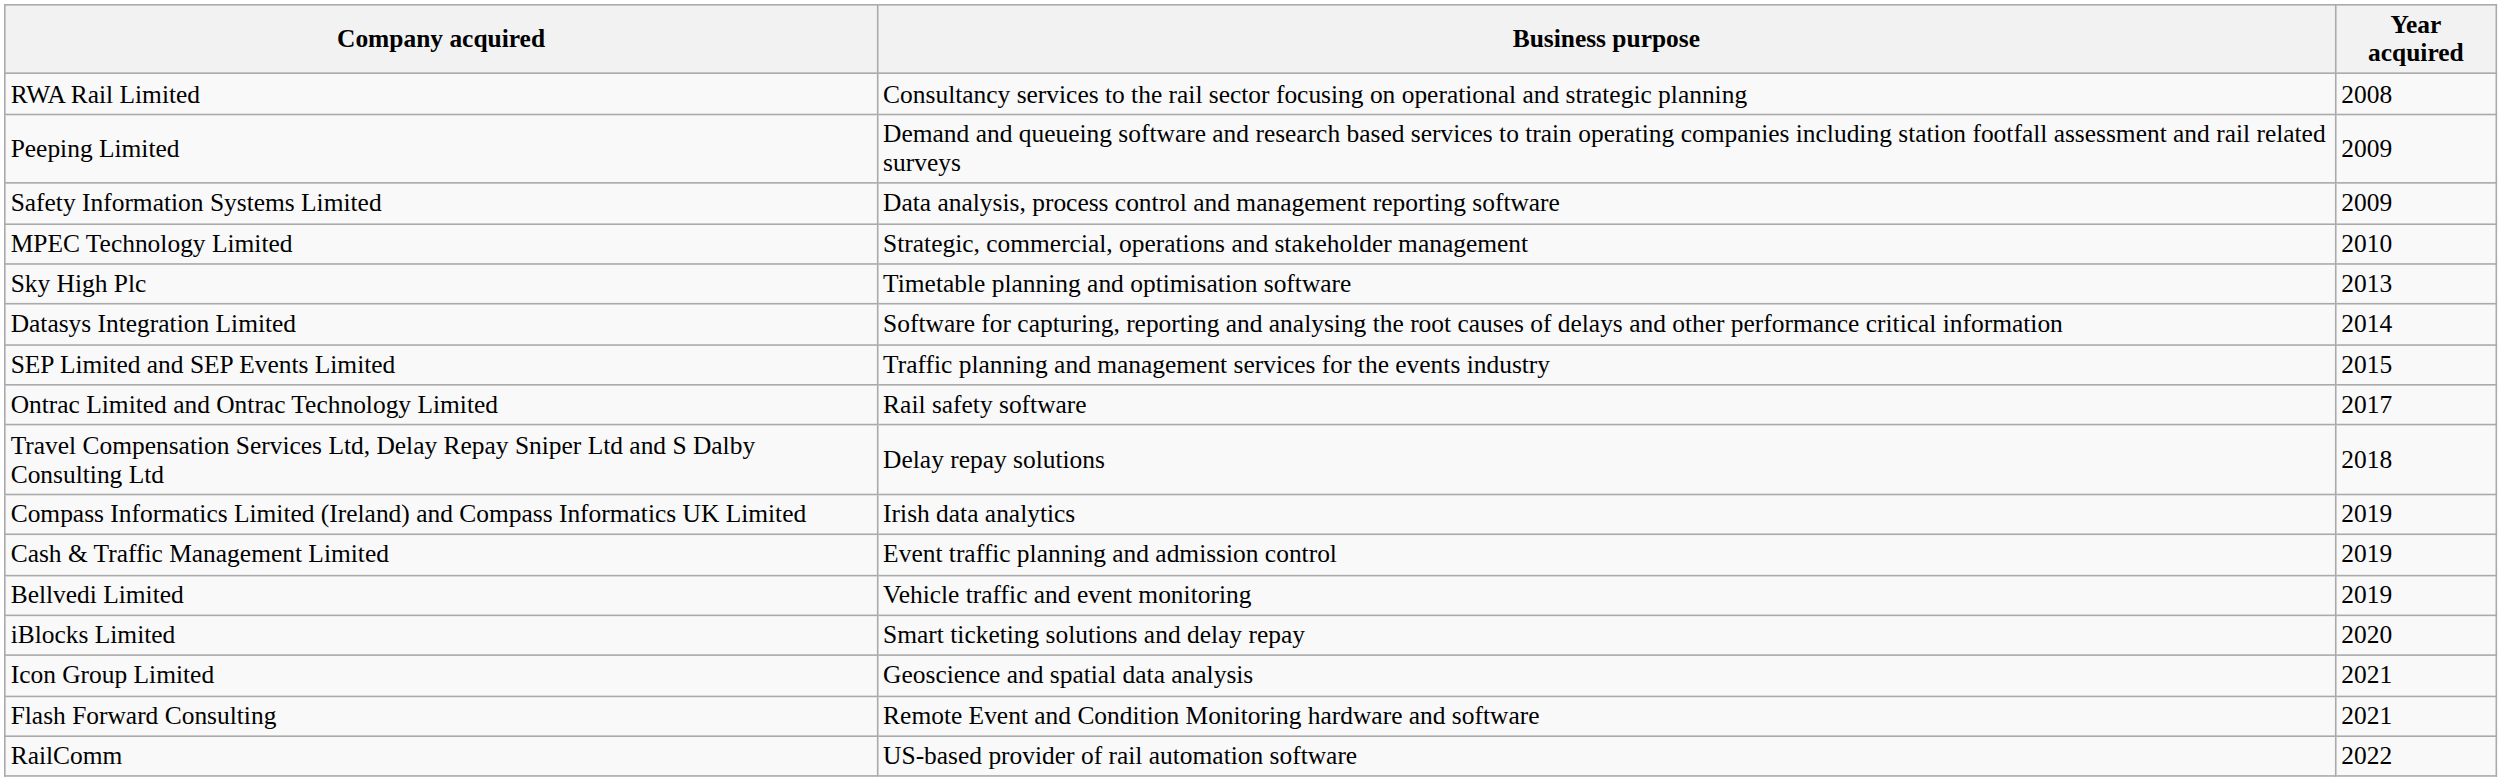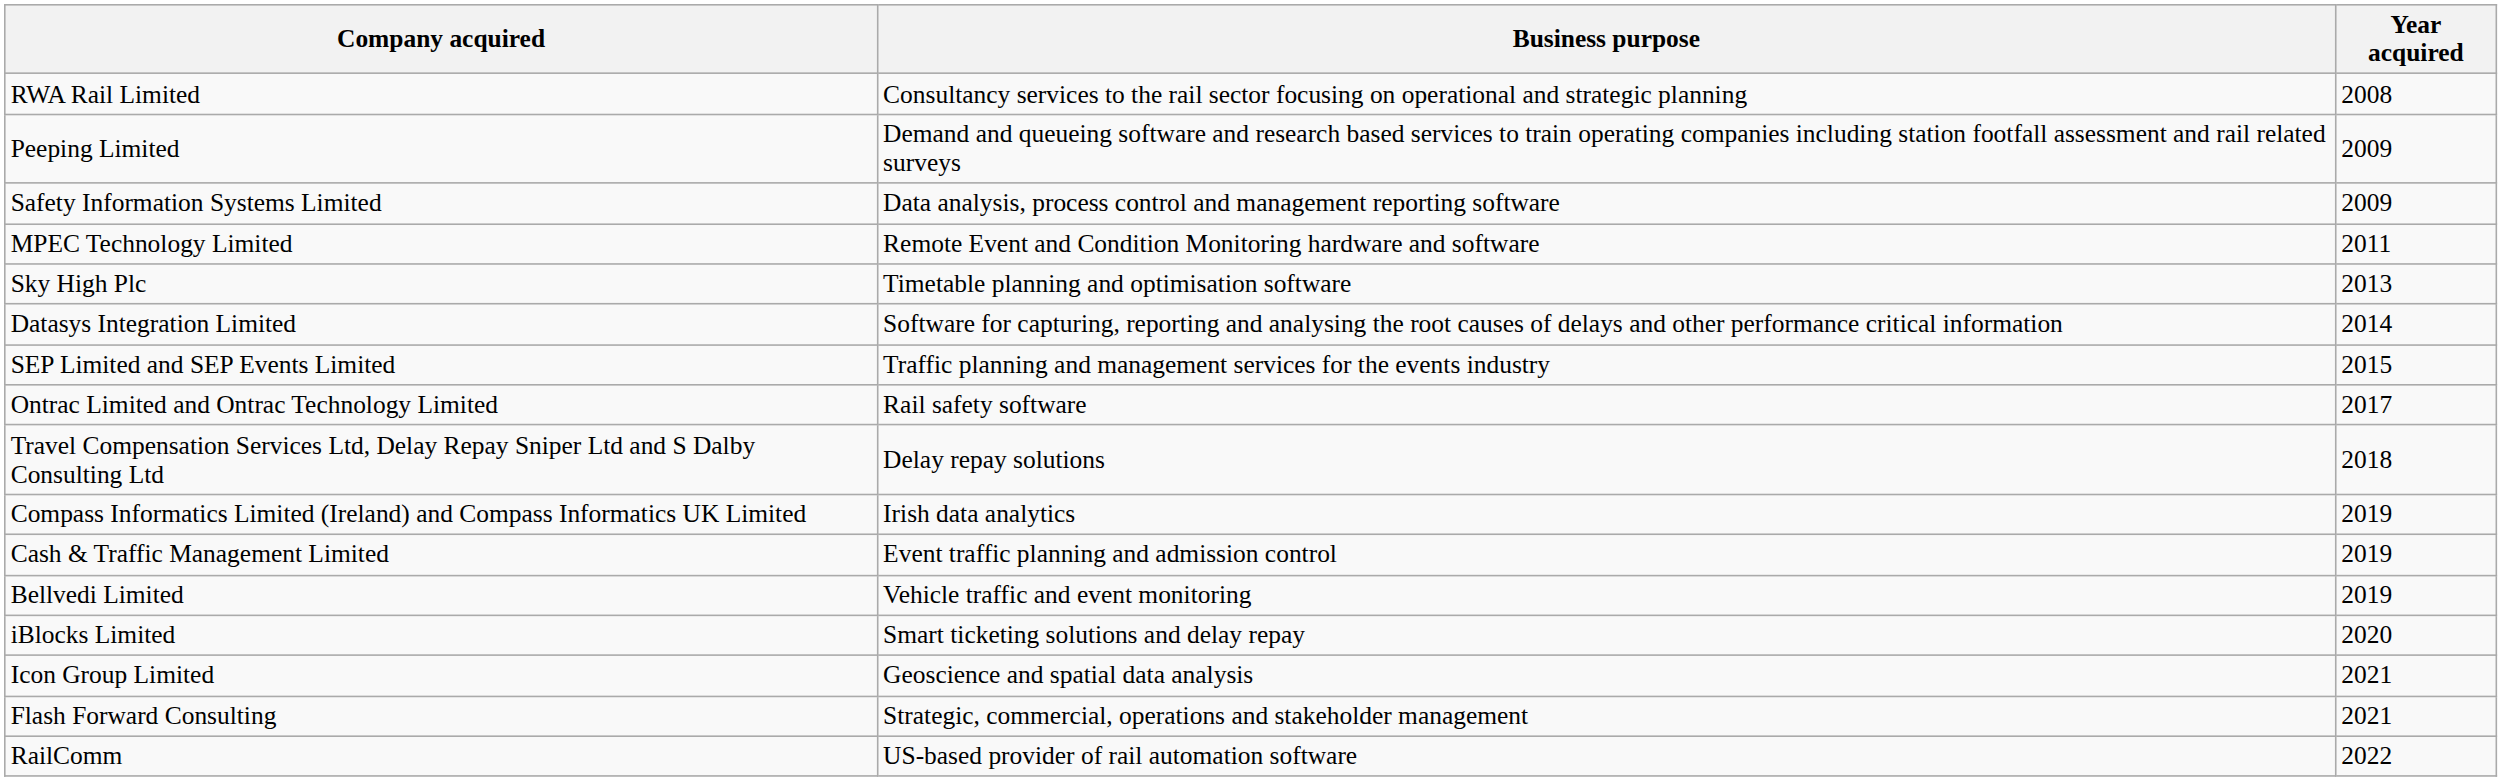(1206, 243) Strategic, commercial, operations and stakeholder management -> (1211, 243) Remote Event and Condition Monitoring hardware and software
(2367, 243) 2010 -> (2366, 243) 2011
(1211, 715) Remote Event and Condition Monitoring hardware and software -> (1206, 715) Strategic, commercial, operations and stakeholder management
